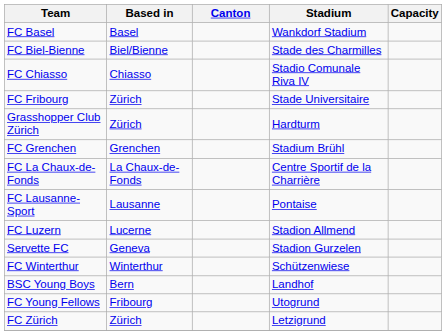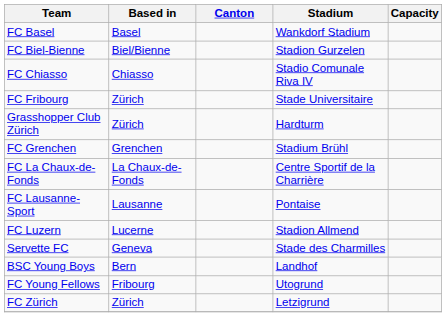(327, 50) Stade des Charmilles -> (320, 50) Stadion Gurzelen
(316, 248) Stadion Gurzelen -> (330, 248) Stade des Charmilles
- row: (43, 266)
